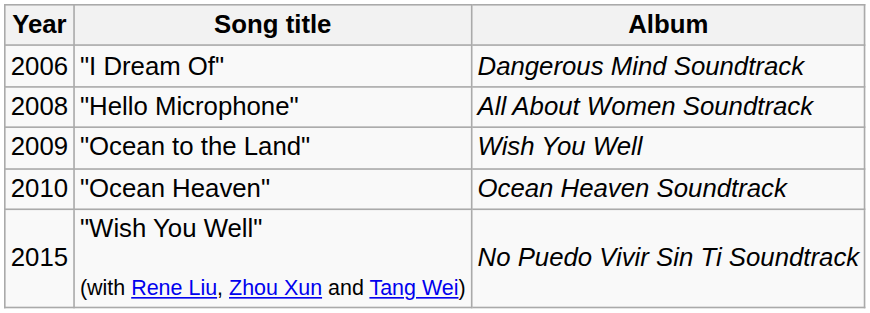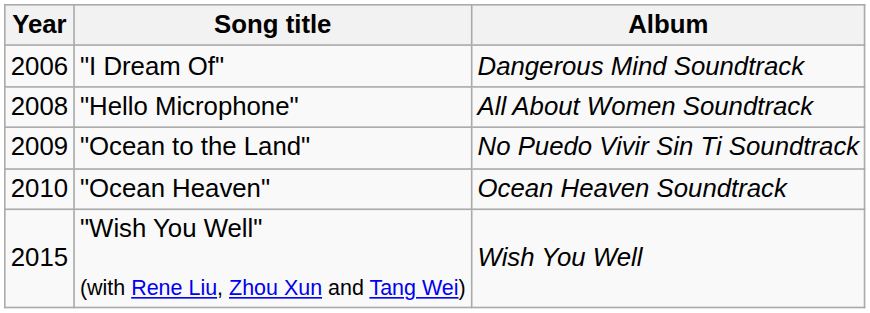(560, 147) Wish You Well -> (668, 147) No Puedo Vivir Sin Ti Soundtrack
(668, 258) No Puedo Vivir Sin Ti Soundtrack -> (560, 258) Wish You Well
